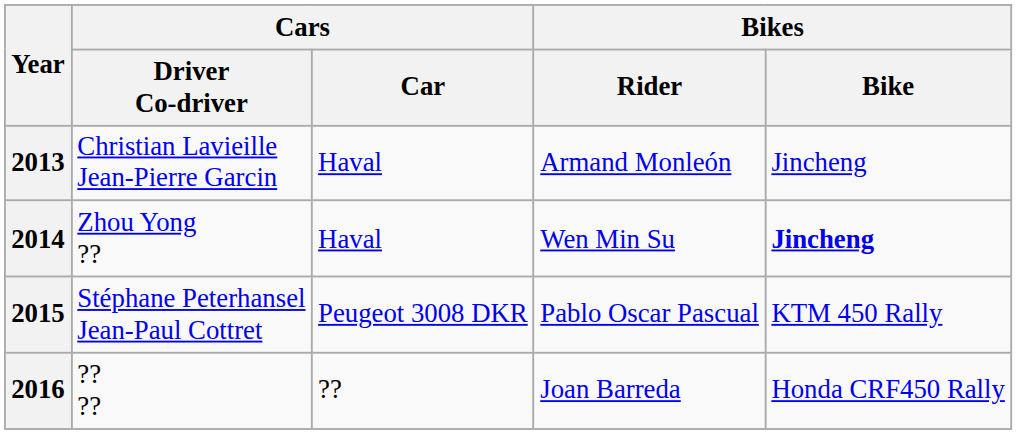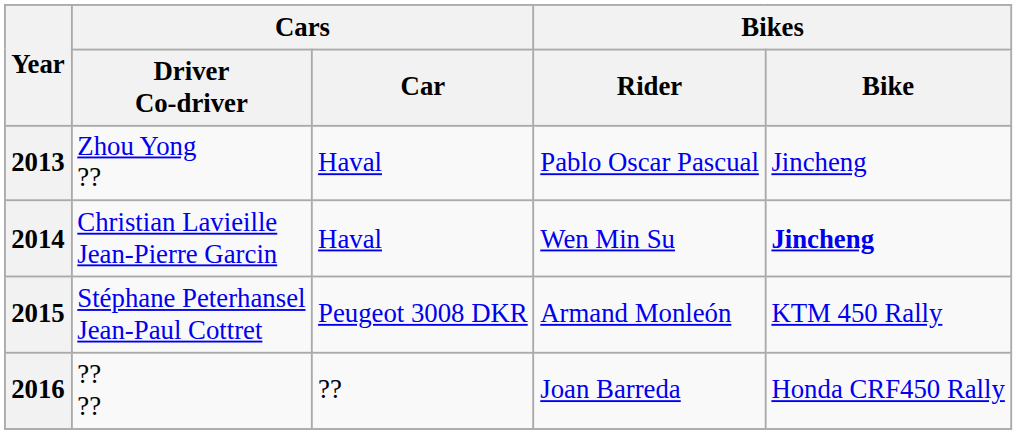(177, 162) Christian Lavieille Jean-Pierre Garcin -> (137, 162) Zhou Yong ??
(636, 162) Armand Monleón -> (650, 162) Pablo Oscar Pascual
(137, 238) Zhou Yong ?? -> (177, 238) Christian Lavieille Jean-Pierre Garcin
(650, 314) Pablo Oscar Pascual -> (636, 314) Armand Monleón
